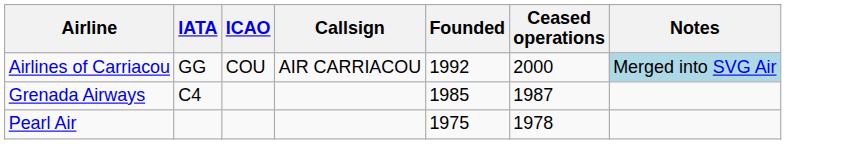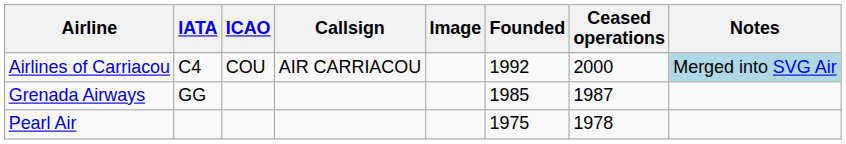+ column: (455, 28)
(192, 67) GG -> (190, 67) C4
(190, 95) C4 -> (192, 95) GG
